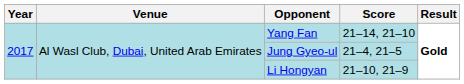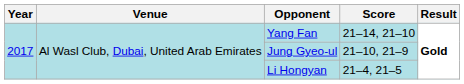(372, 51) 21–4, 21–5 -> (376, 51) 21–10, 21–9
(376, 70) 21–10, 21–9 -> (372, 70) 21–4, 21–5
